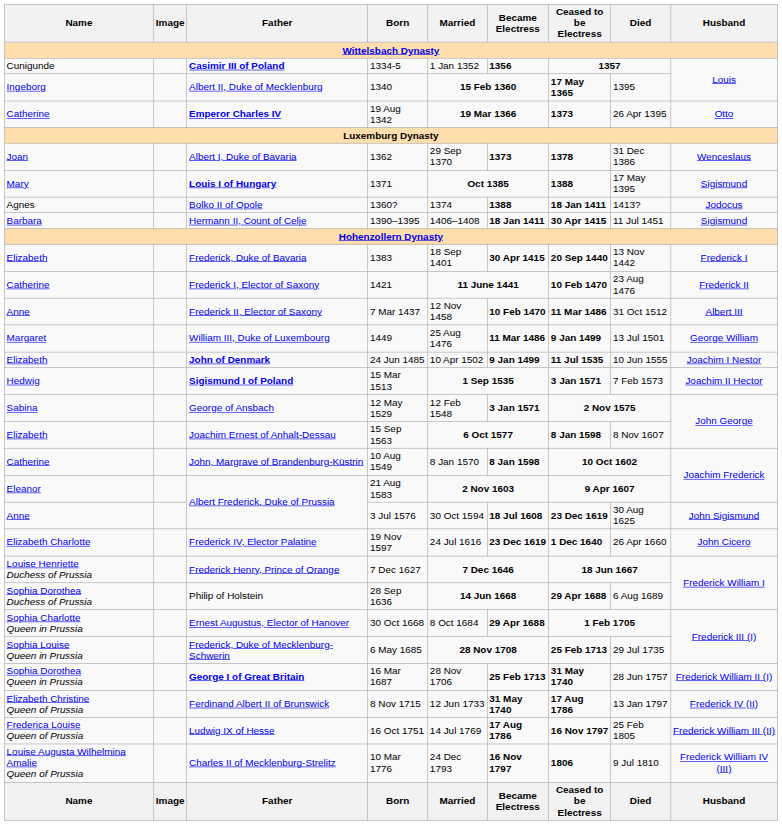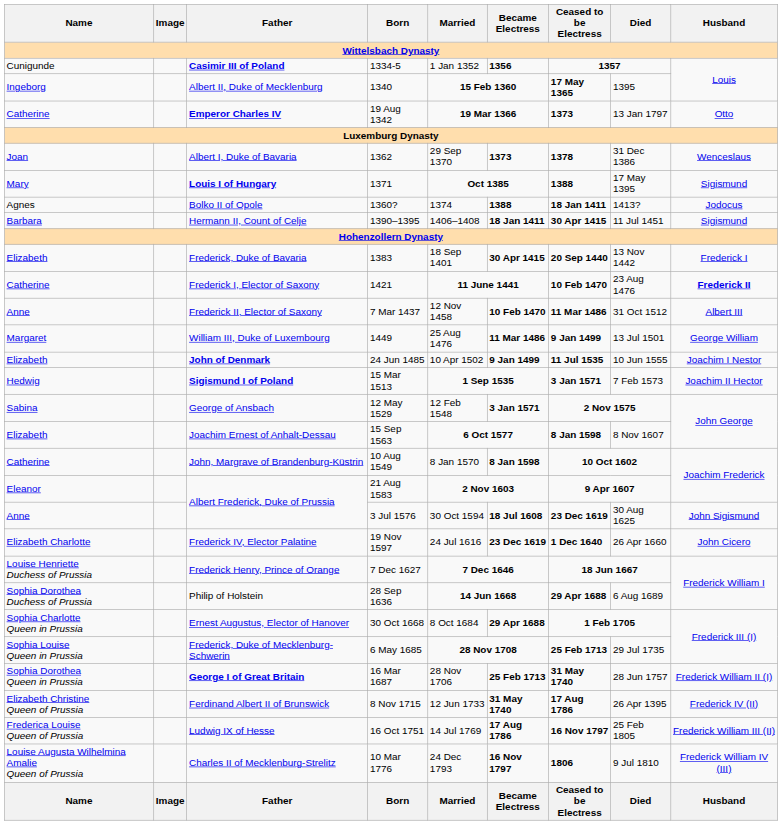(640, 114) 26 Apr 1395 -> (640, 114) 13 Jan 1797
(724, 284) normal -> (724, 284) bold
(640, 703) 13 Jan 1797 -> (640, 703) 26 Apr 1395
